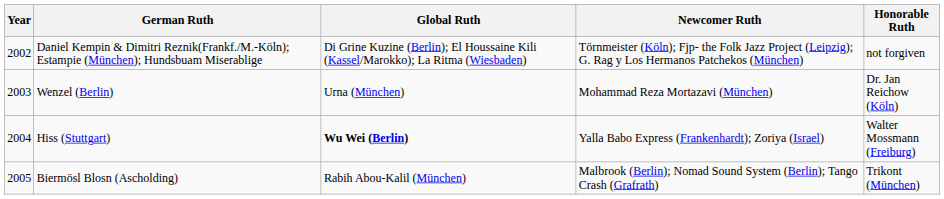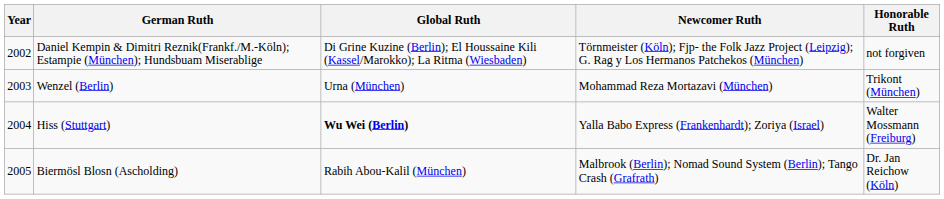(888, 92) Dr. Jan Reichow (Köln) -> (893, 85) Trikont (München)
(893, 177) Trikont (München) -> (888, 171) Dr. Jan Reichow (Köln)
